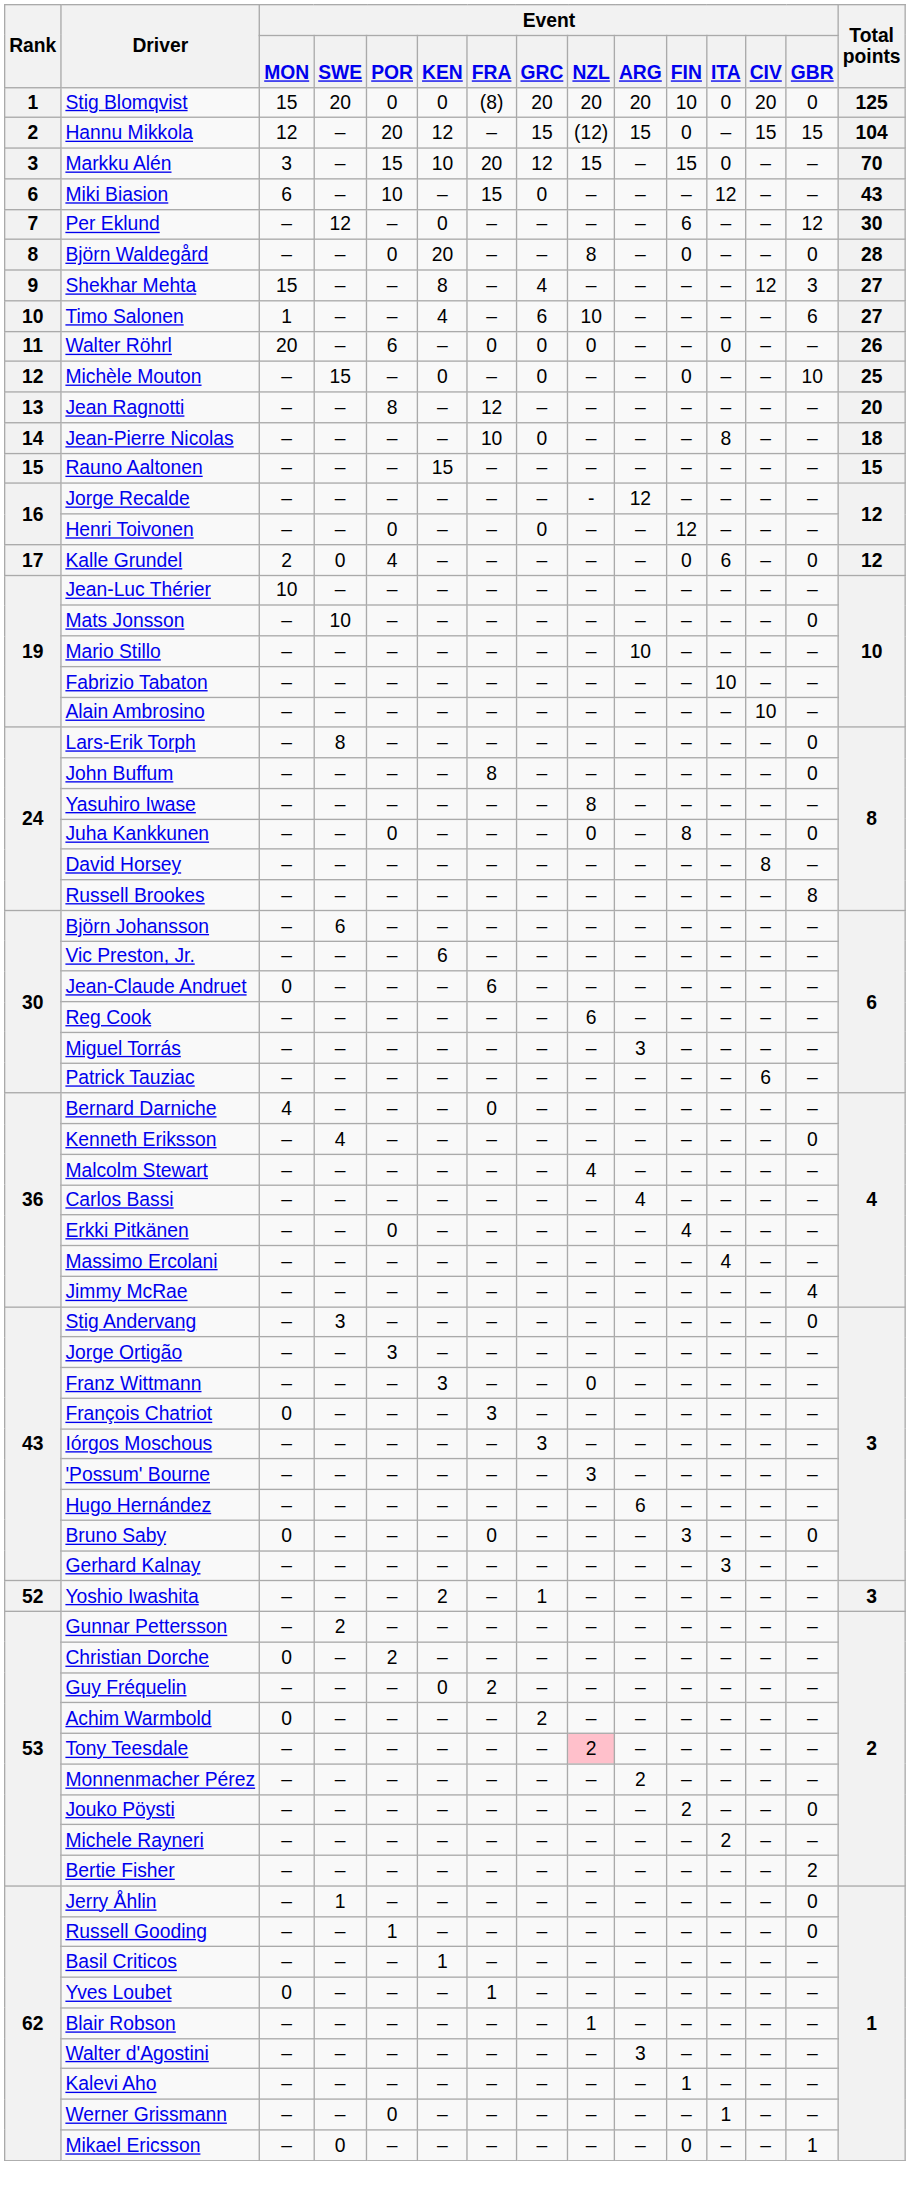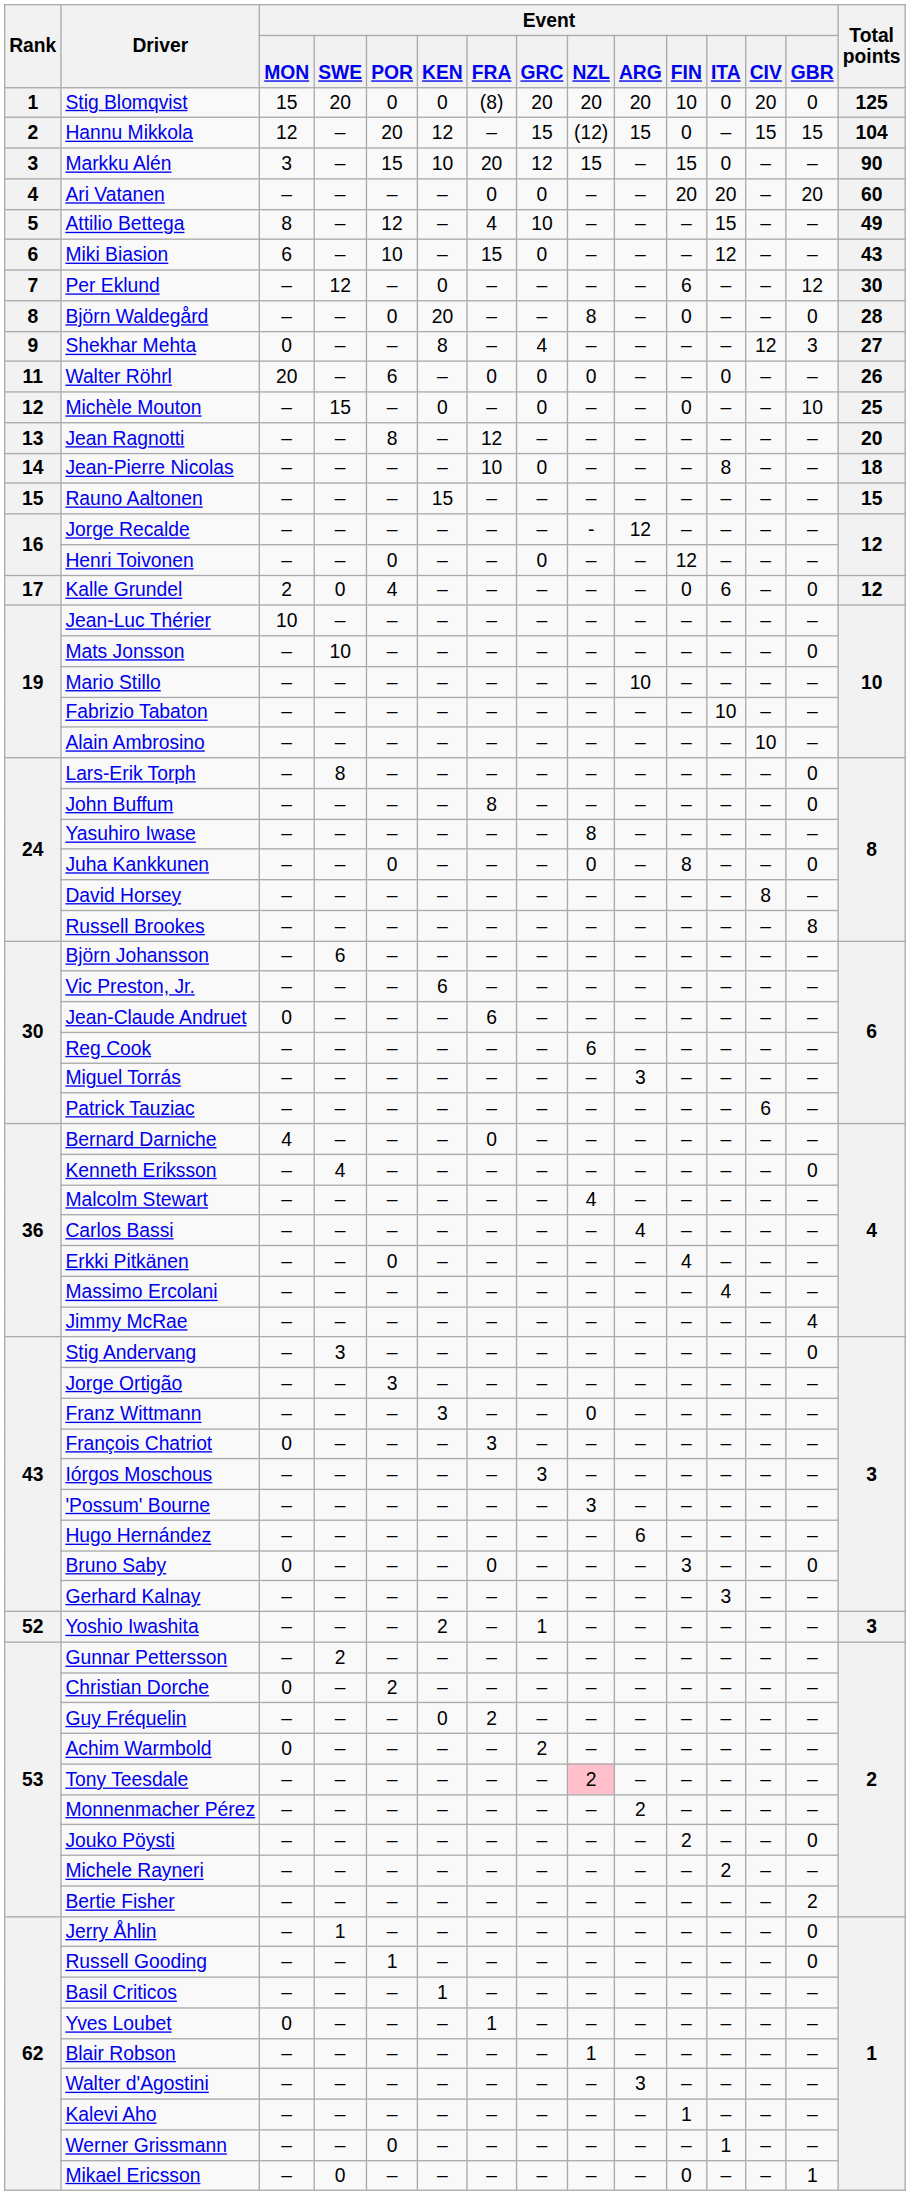(872, 164) 70 -> (872, 164) 90
+ row: (115, 194)
+ row: (125, 225)
(287, 286) 15 -> (287, 347) 0
- row: (125, 316)
